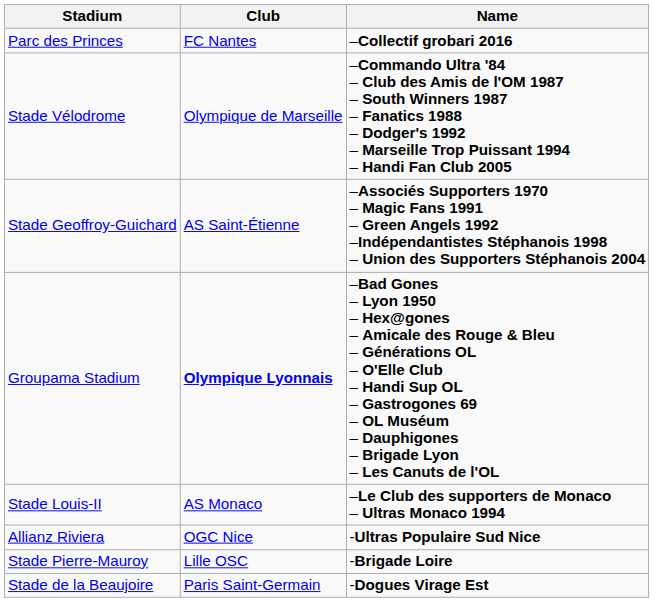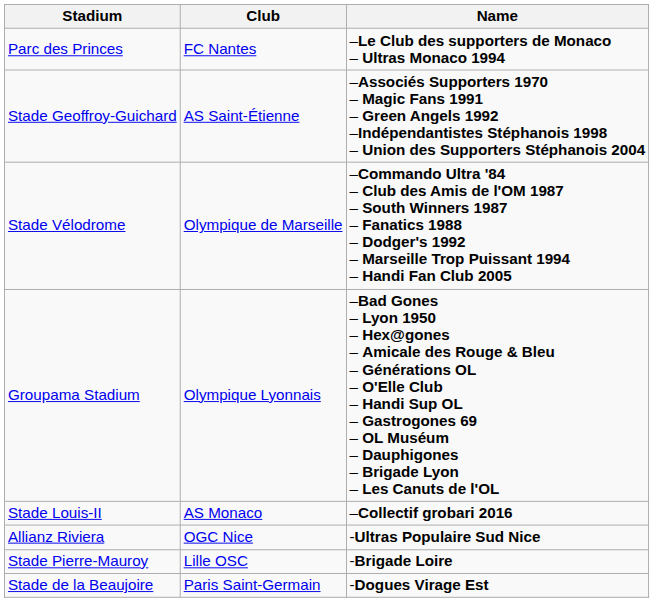(431, 40) –Collectif grobari 2016 -> (480, 49) –Le Club des supporters de Monaco – Ultras Monaco 1994
rows swapped: (67, 116) <-> (92, 225)
(258, 378) bold -> (252, 395) normal
(480, 504) –Le Club des supporters de Monaco – Ultras Monaco 1994 -> (431, 513) –Collectif grobari 2016
